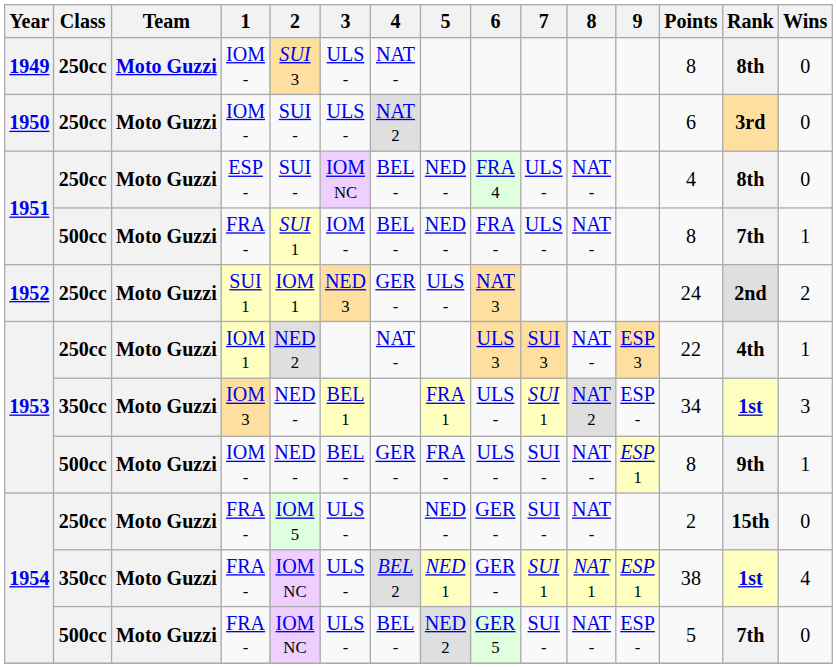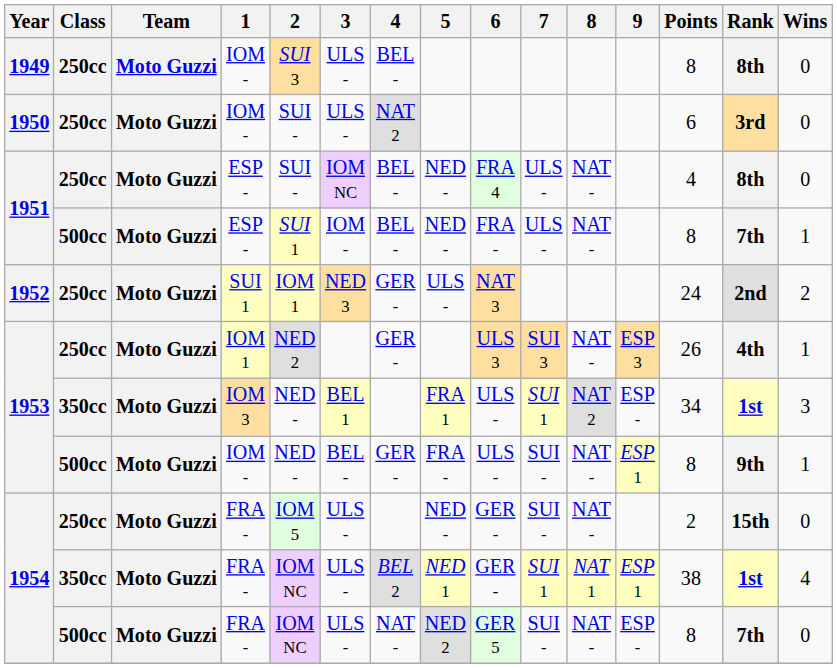(395, 66) NAT - -> (395, 66) BEL -
(246, 236) FRA - -> (246, 236) ESP -
(395, 350) NAT - -> (395, 350) GER -
(691, 350) 22 -> (691, 350) 26
(395, 634) BEL - -> (395, 634) NAT -
(691, 634) 5 -> (691, 634) 8
